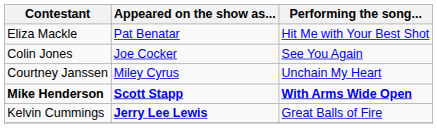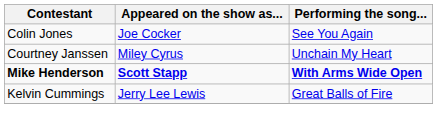- row: (42, 34)
(161, 113) bold -> (162, 93) normal
